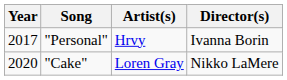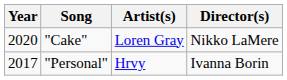rows swapped: (76, 39) <-> (66, 63)
